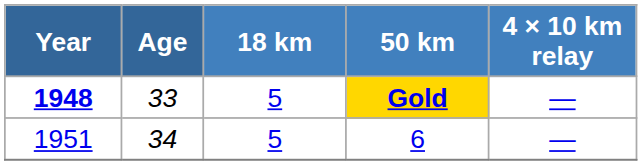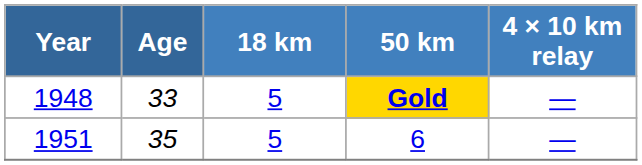(63, 97) bold -> (63, 97) normal
(163, 139) 34 -> (163, 139) 35
